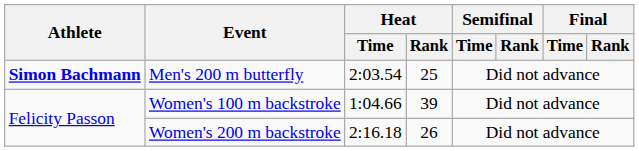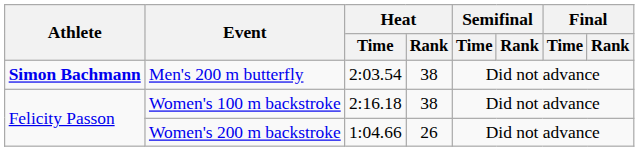(429, 75) 25 -> (429, 75) 38
(375, 103) 1:04.66 -> (375, 103) 2:16.18
(429, 103) 39 -> (429, 103) 38
(375, 132) 2:16.18 -> (375, 132) 1:04.66
